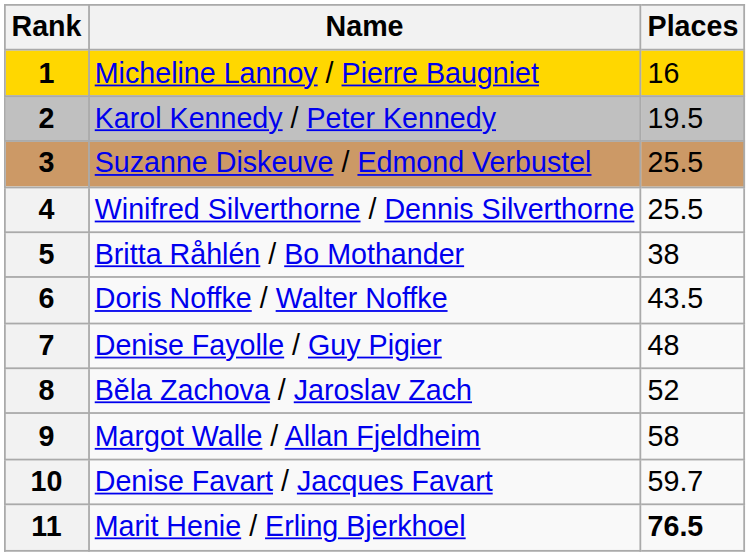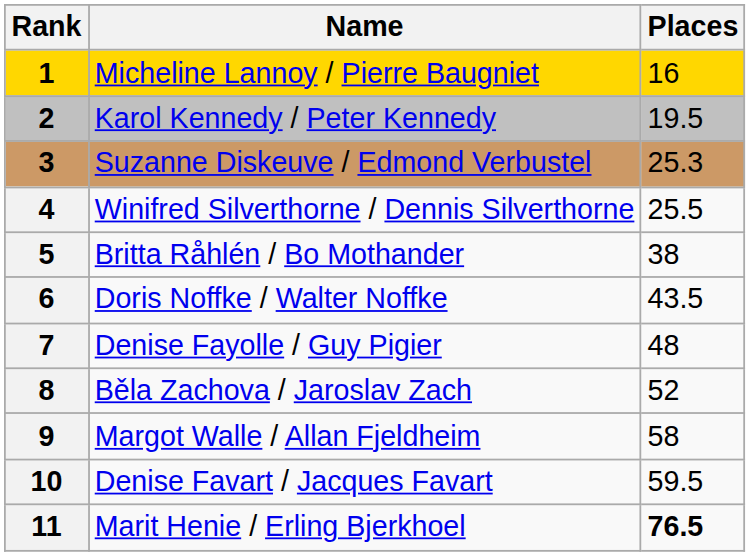(675, 163) 25.5 -> (675, 163) 25.3
(675, 481) 59.7 -> (675, 481) 59.5
